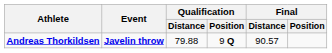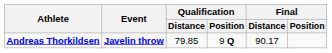(187, 41) 79.88 -> (187, 41) 79.85
(267, 41) 90.57 -> (267, 41) 90.17
